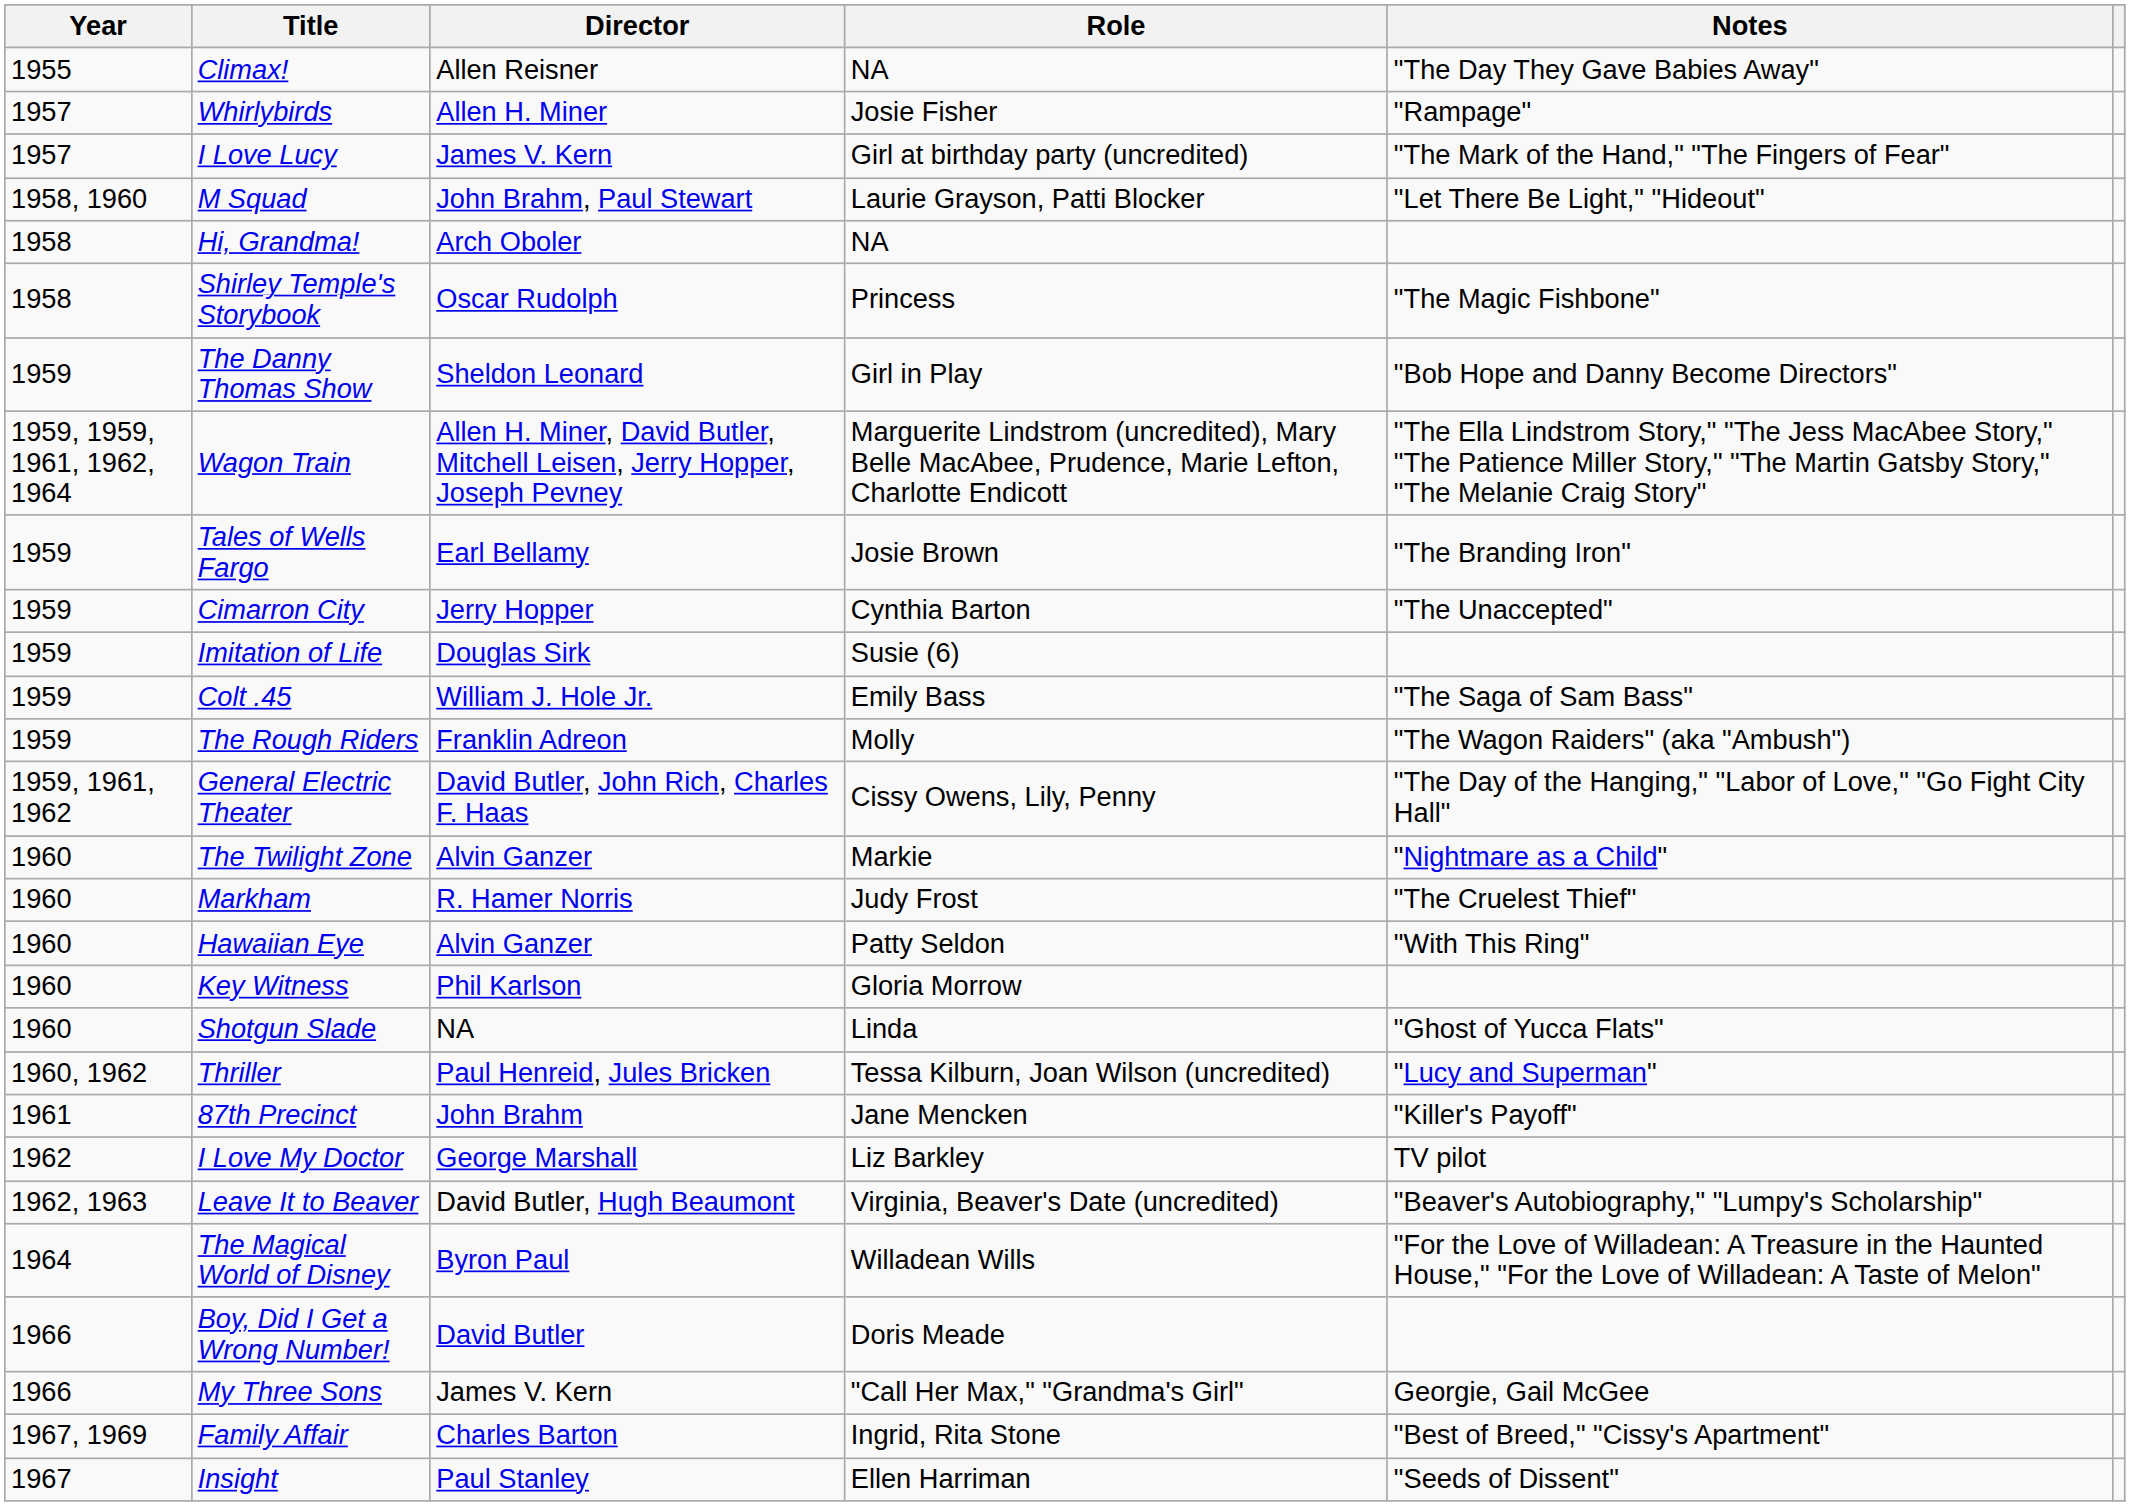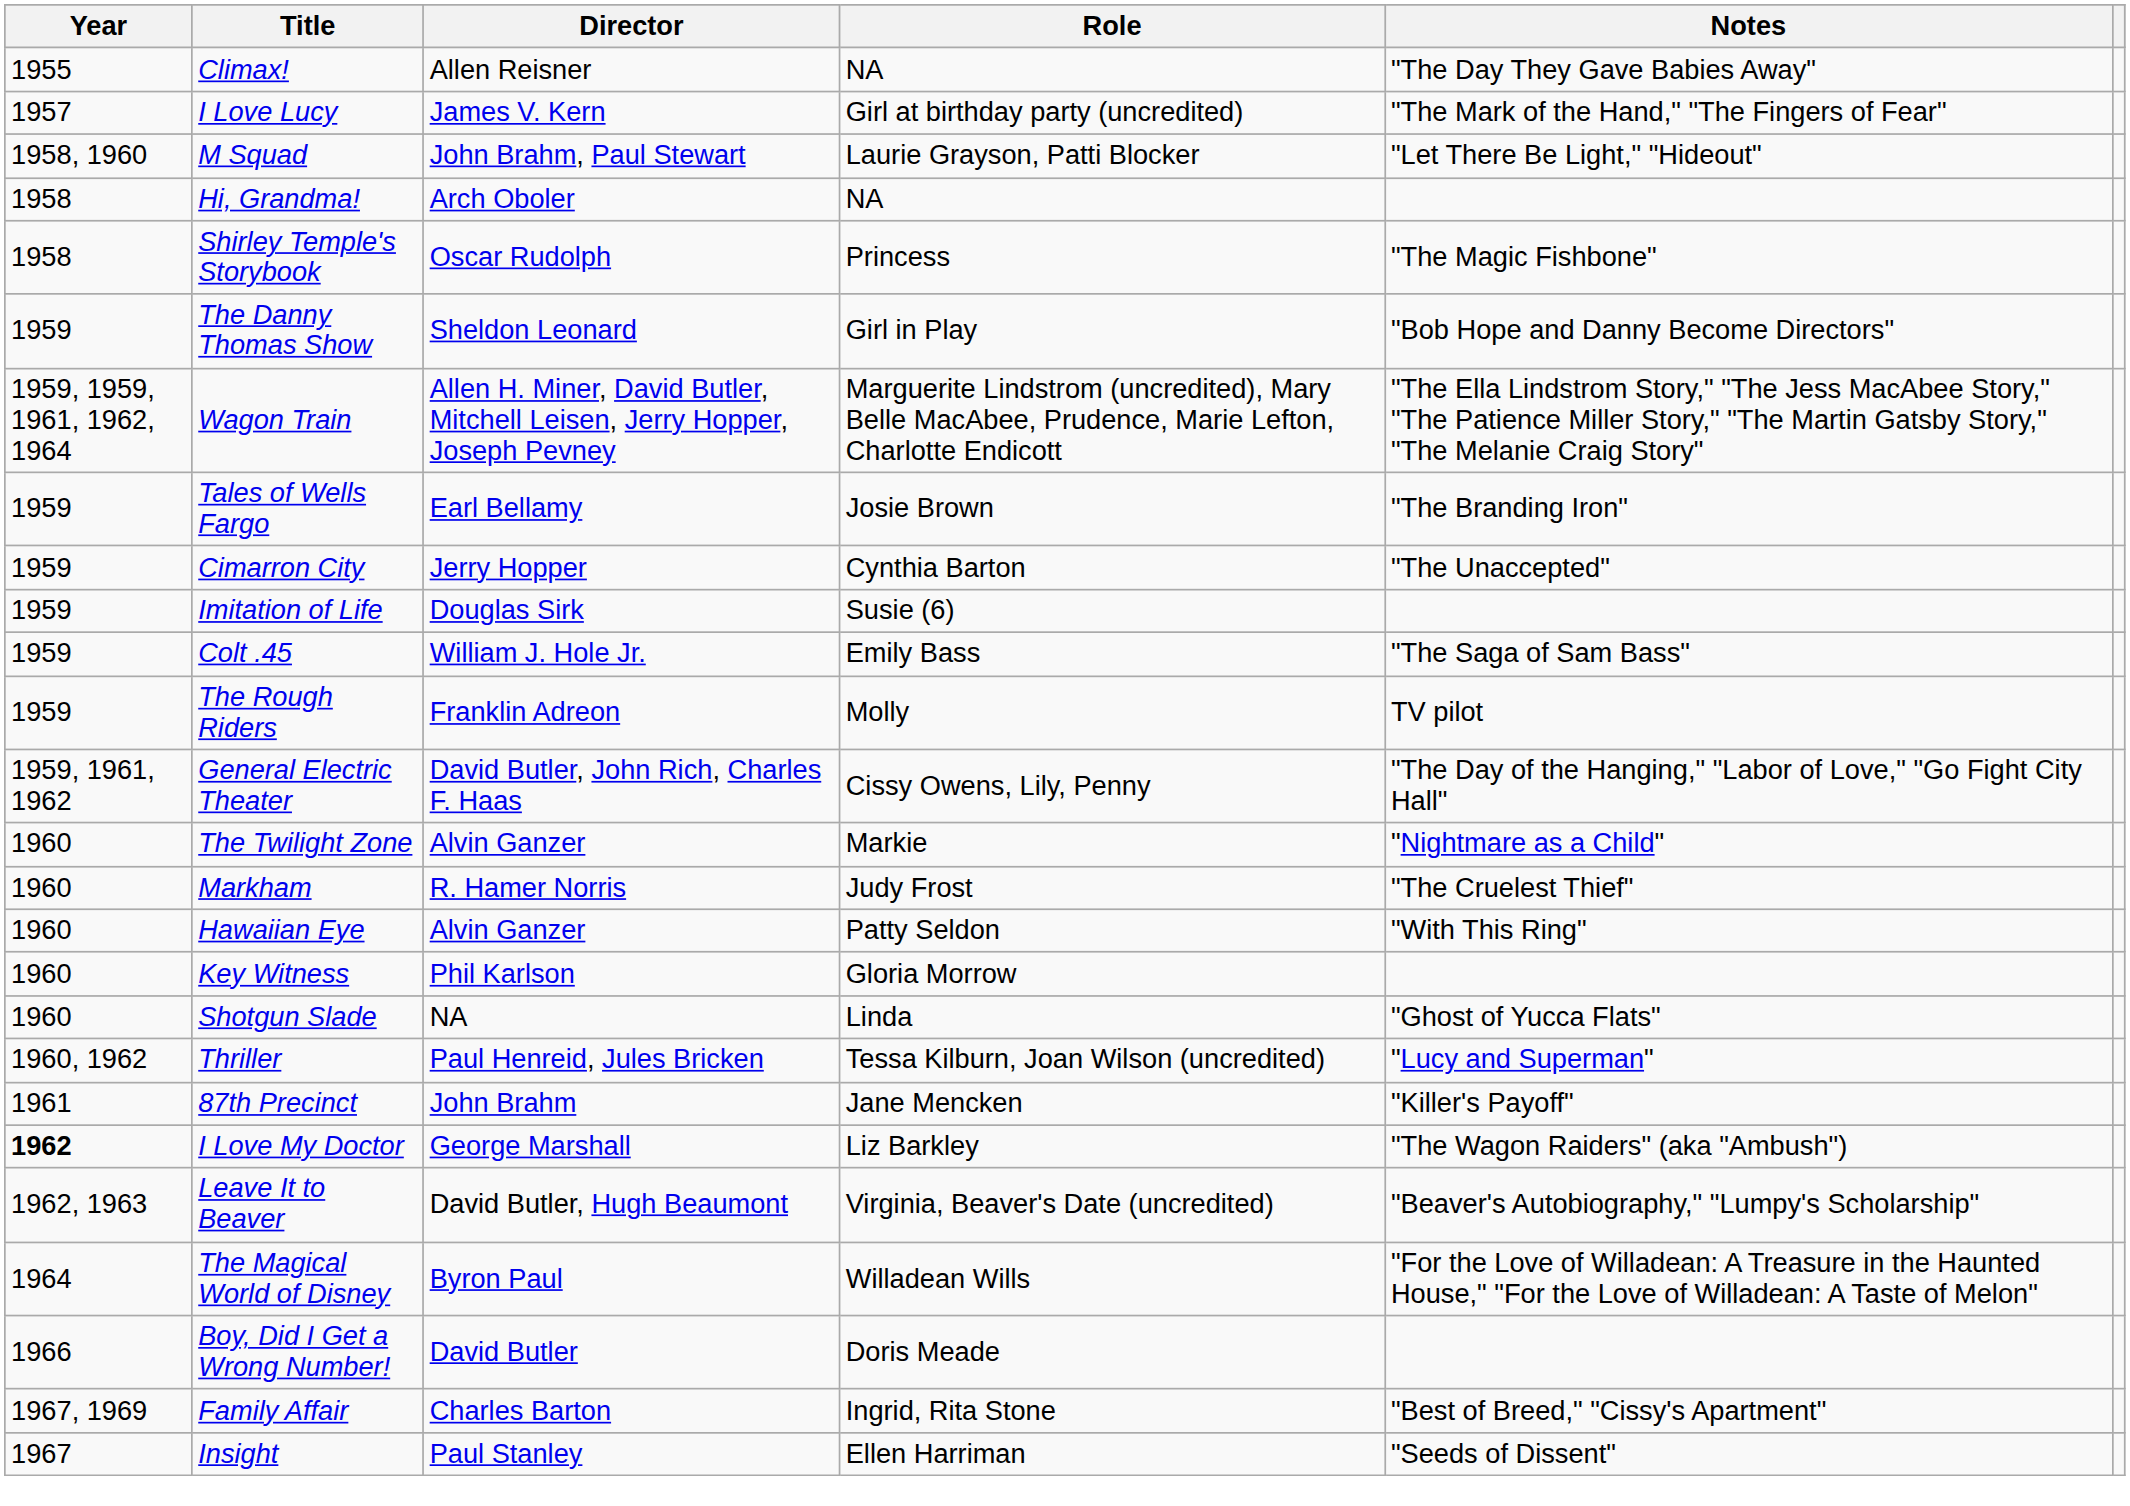- row: (265, 112)
(1622, 739) "The Wagon Raiders" (aka "Ambush") -> (1437, 712) TV pilot
(41, 1158) normal -> (41, 1146) bold
(1440, 1158) TV pilot -> (1619, 1146) "The Wagon Raiders" (aka "Ambush")
- row: (290, 1392)
